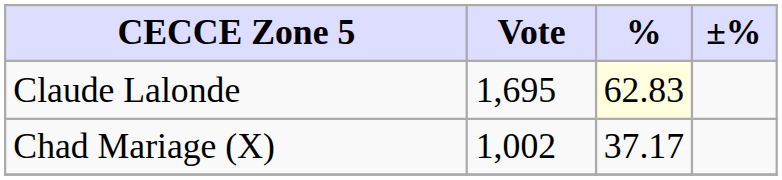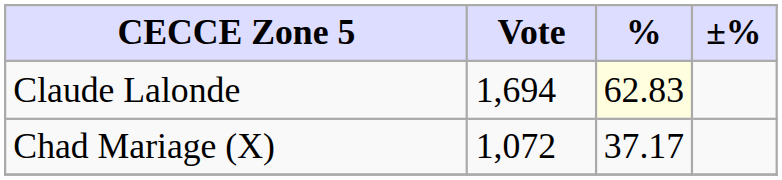(516, 89) 1,695 -> (516, 89) 1,694
(516, 145) 1,002 -> (516, 145) 1,072
